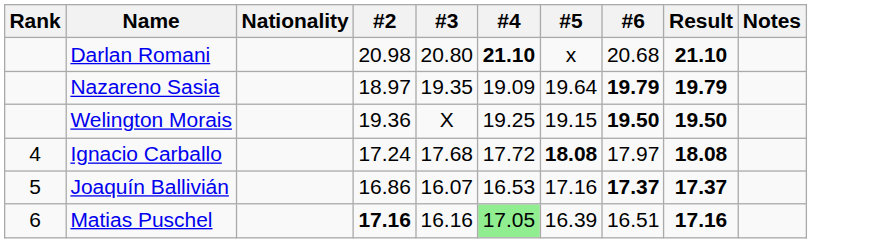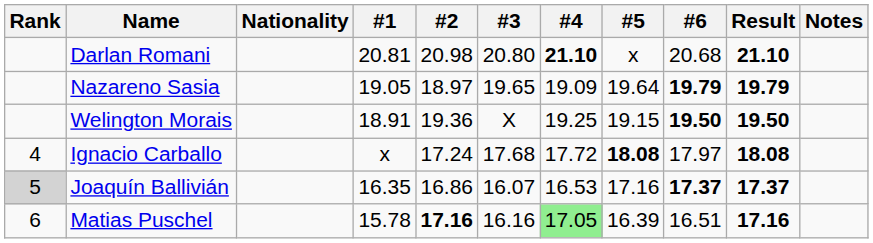+ column: (385, 21)
(447, 87) 19.35 -> (509, 87) 19.65
(35, 187) no background -> (35, 187) lightgrey background
